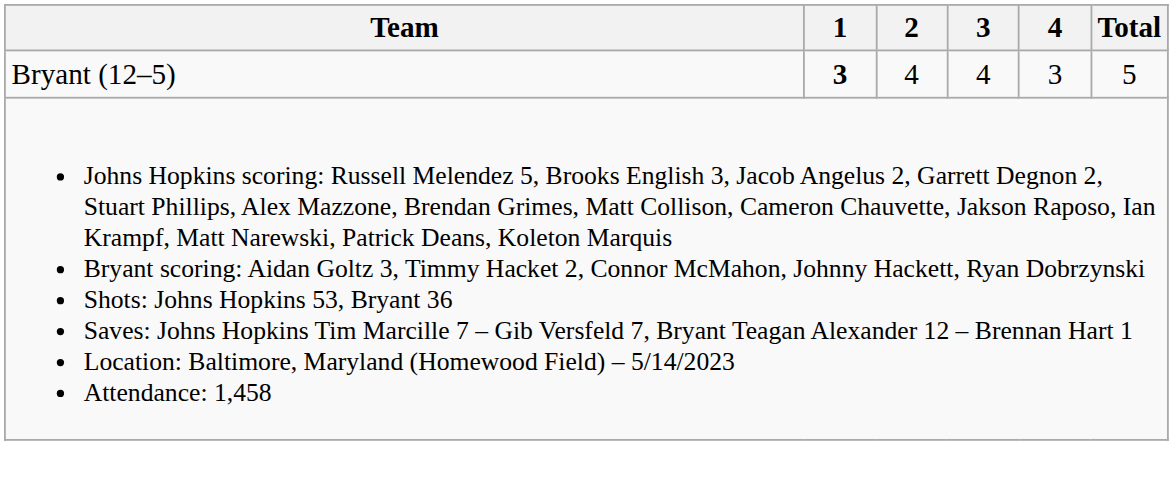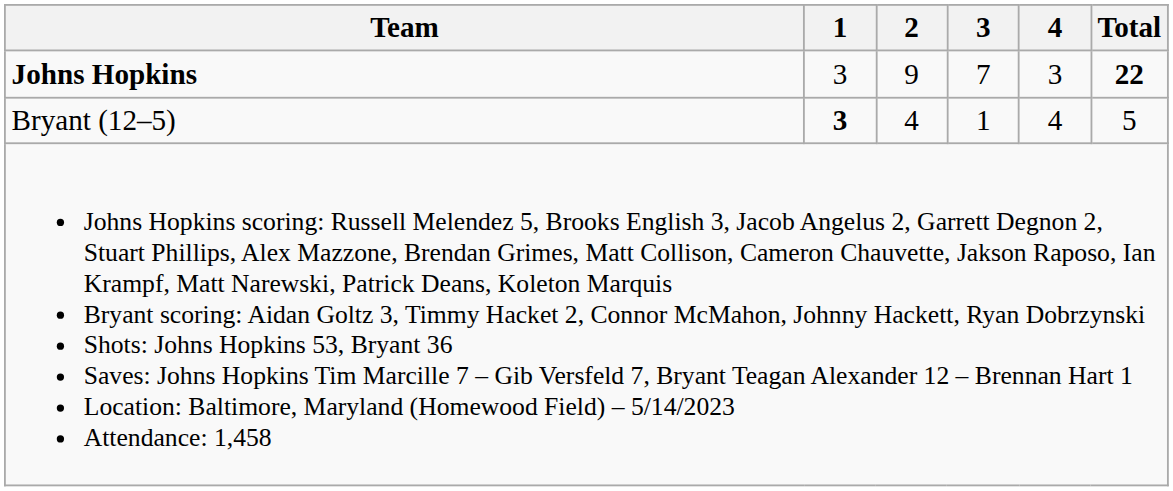+ row: (104, 73)
(983, 73) 4 -> (983, 119) 1
(1055, 73) 3 -> (1055, 119) 4
